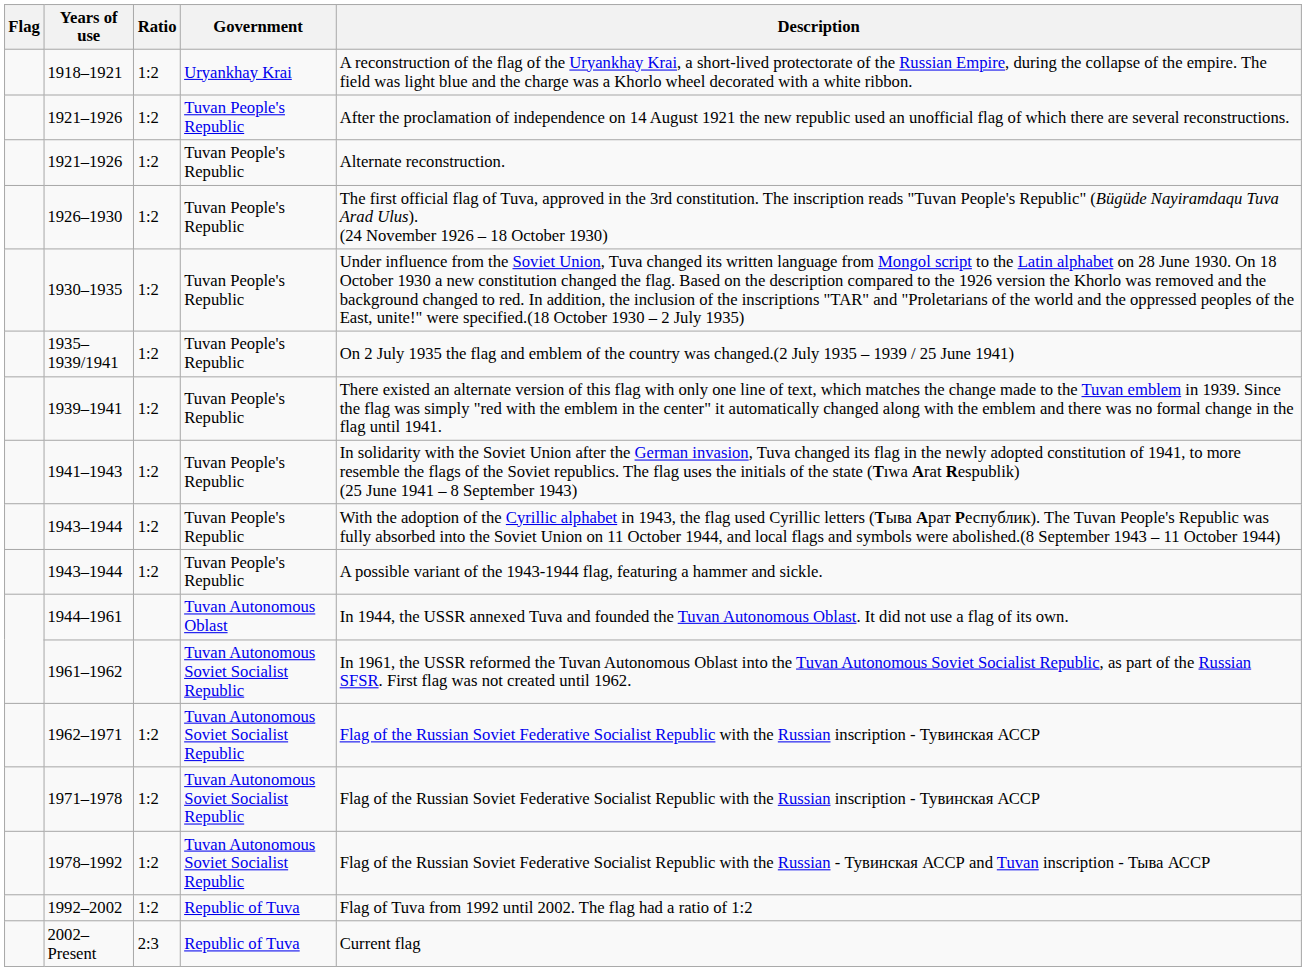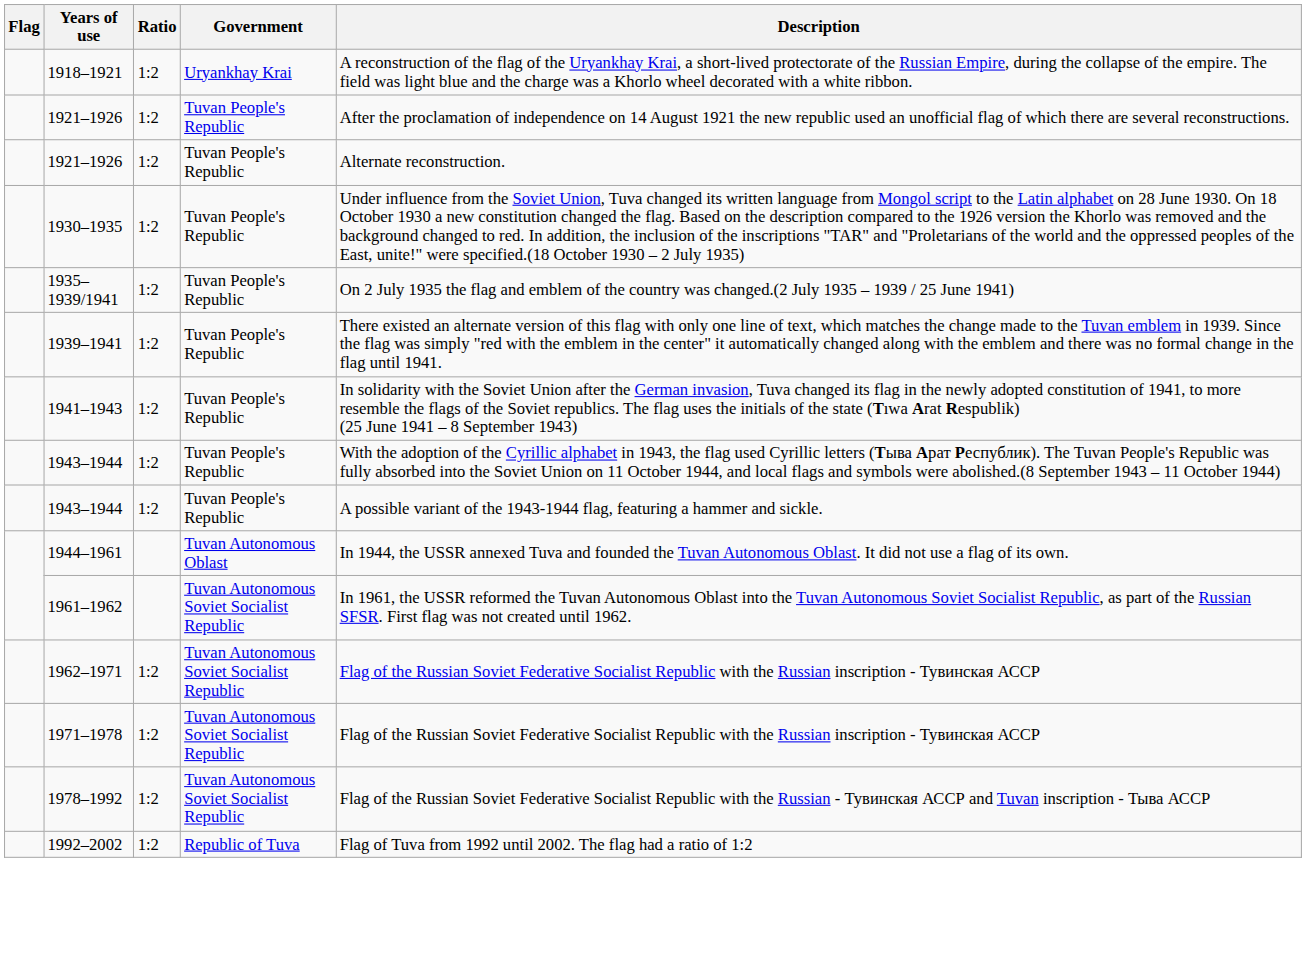- row: (85, 216)
- row: (72, 943)
